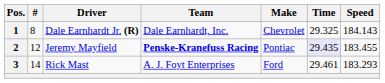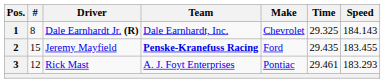(35, 47) 12 -> (35, 47) 15
(279, 47) Pontiac -> (273, 47) Ford
(324, 47) lavender background -> (324, 47) no background
(35, 65) 14 -> (35, 65) 12
(273, 65) Ford -> (279, 65) Pontiac
